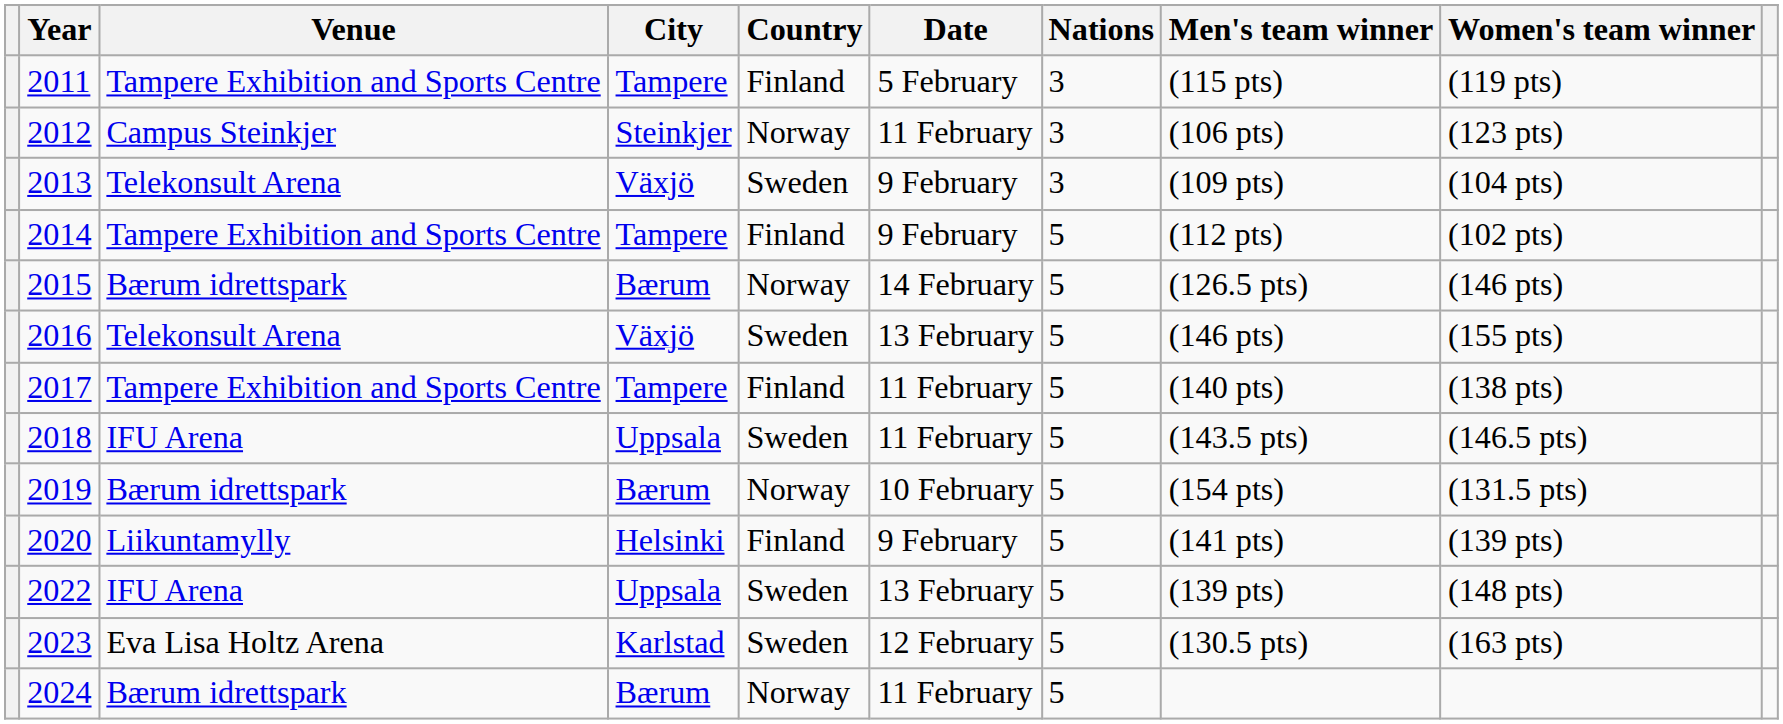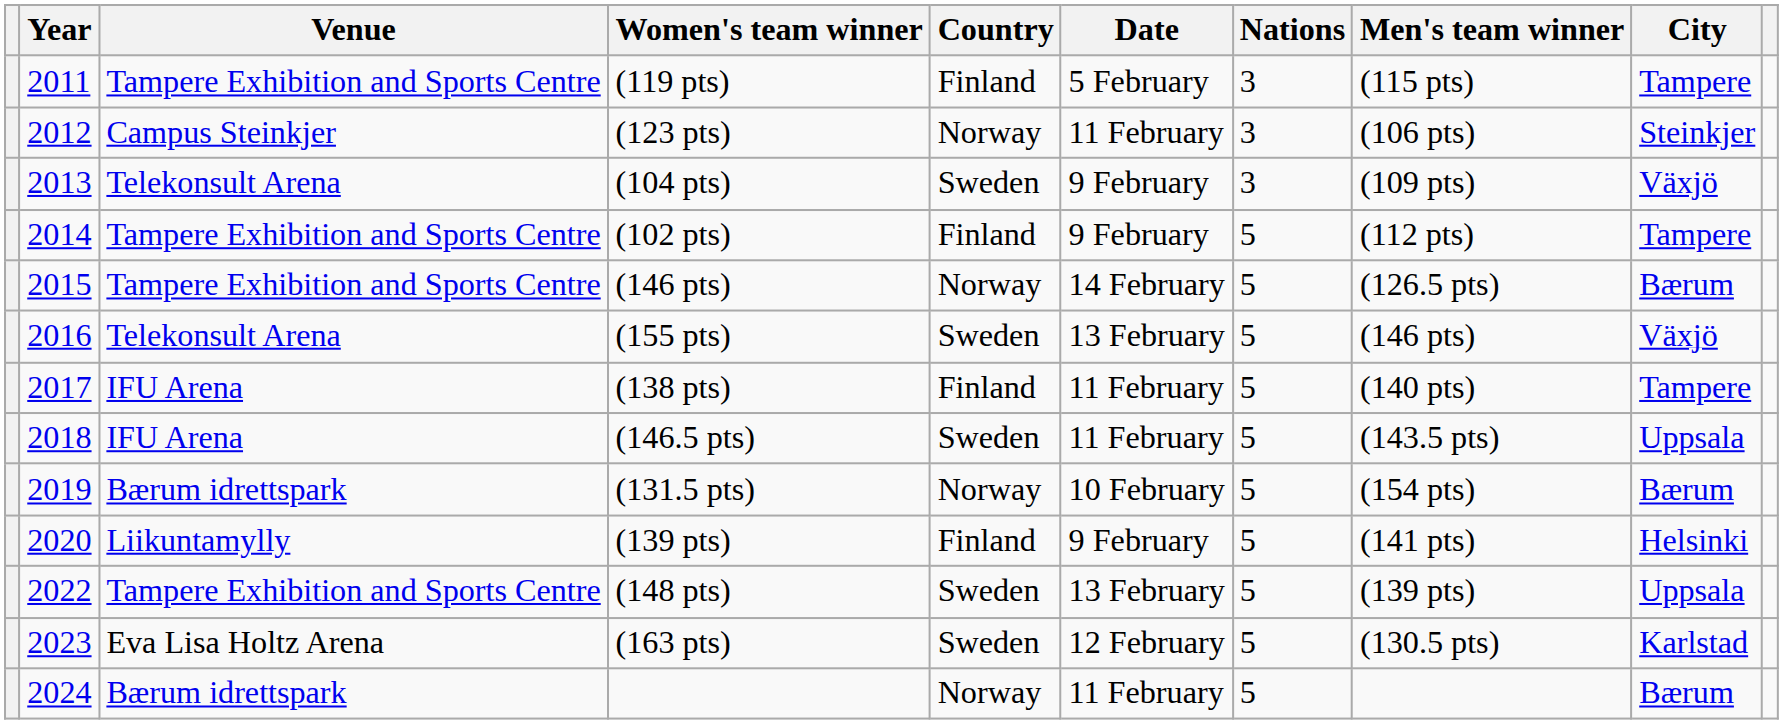columns swapped: (674, 30) <-> (1602, 30)
(227, 285) Bærum idrettspark -> (354, 285) Tampere Exhibition and Sports Centre
(354, 387) Tampere Exhibition and Sports Centre -> (175, 387) IFU Arena
(175, 591) IFU Arena -> (354, 591) Tampere Exhibition and Sports Centre
